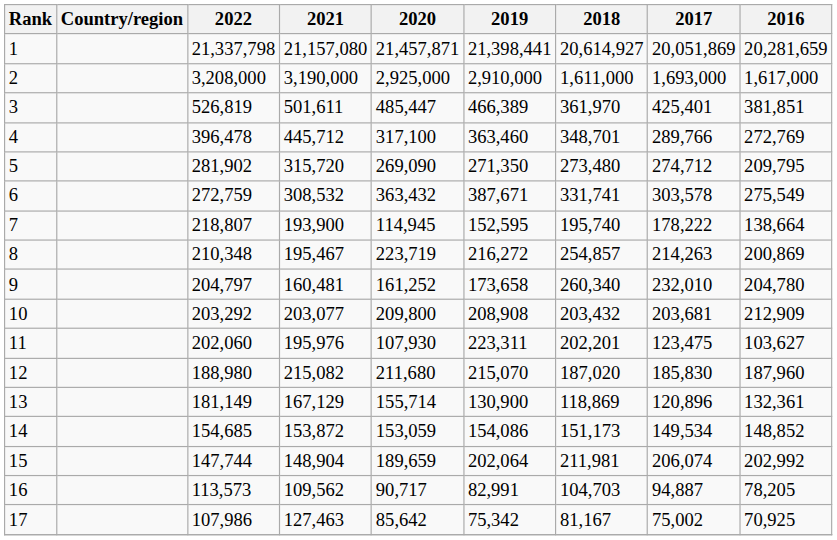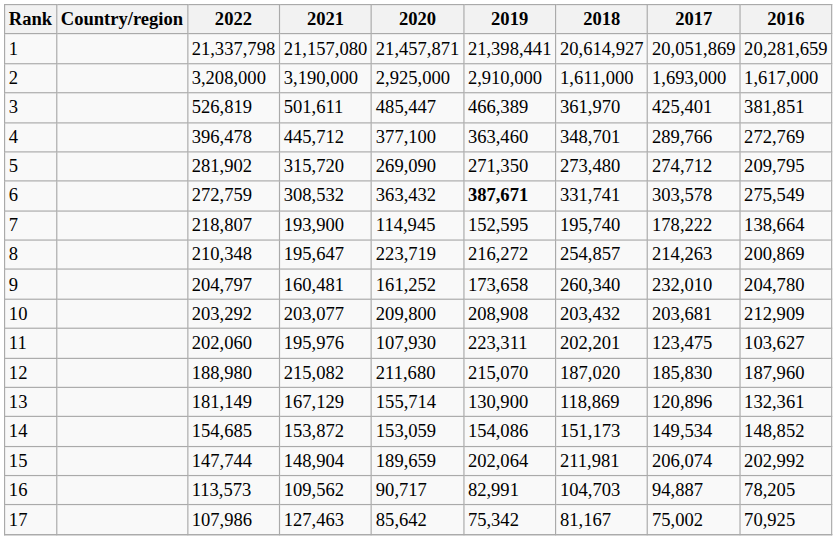(406, 136) 317,100 -> (406, 136) 377,100
(498, 195) normal -> (498, 195) bold
(314, 254) 195,467 -> (314, 254) 195,647
